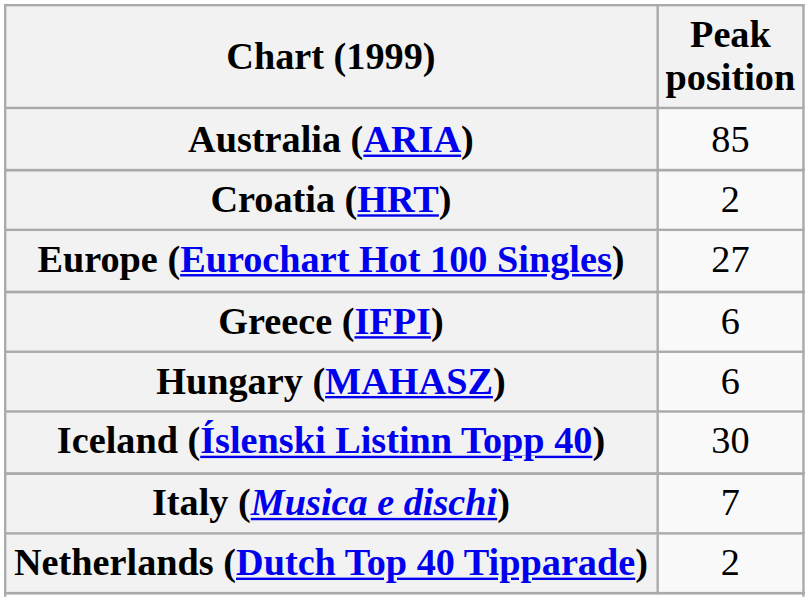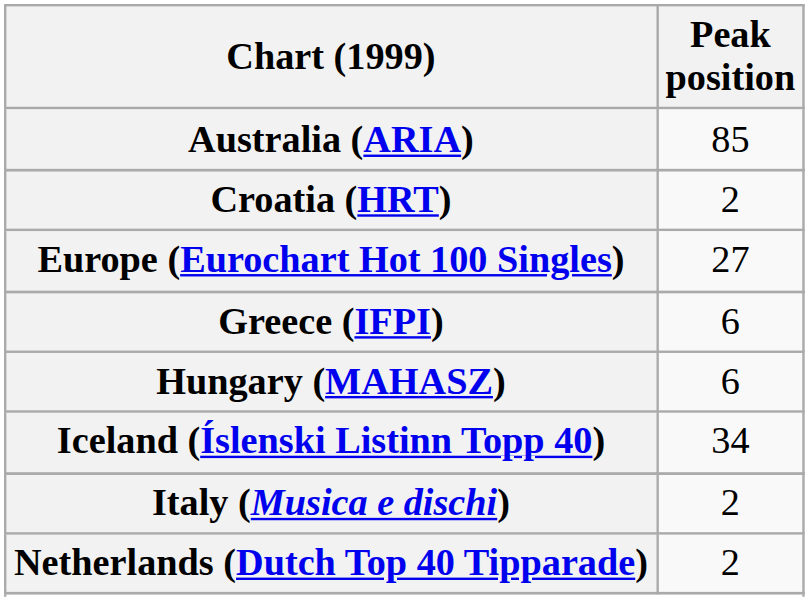(730, 441) 30 -> (730, 441) 34
(730, 502) 7 -> (730, 502) 2
